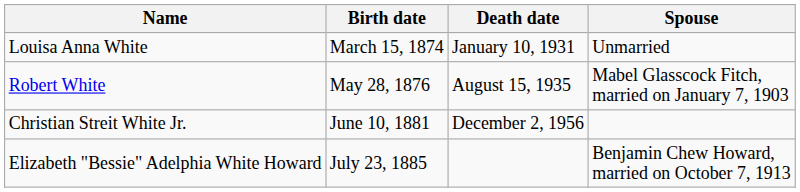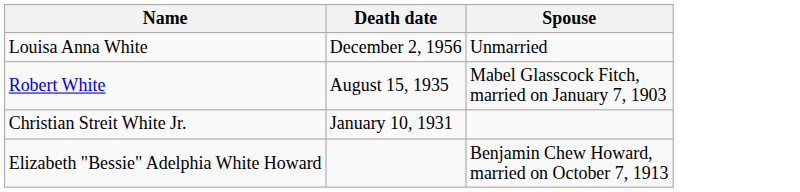- column: (387, 18)
(514, 47) January 10, 1931 -> (396, 47) December 2, 1956
(518, 124) December 2, 1956 -> (391, 124) January 10, 1931
